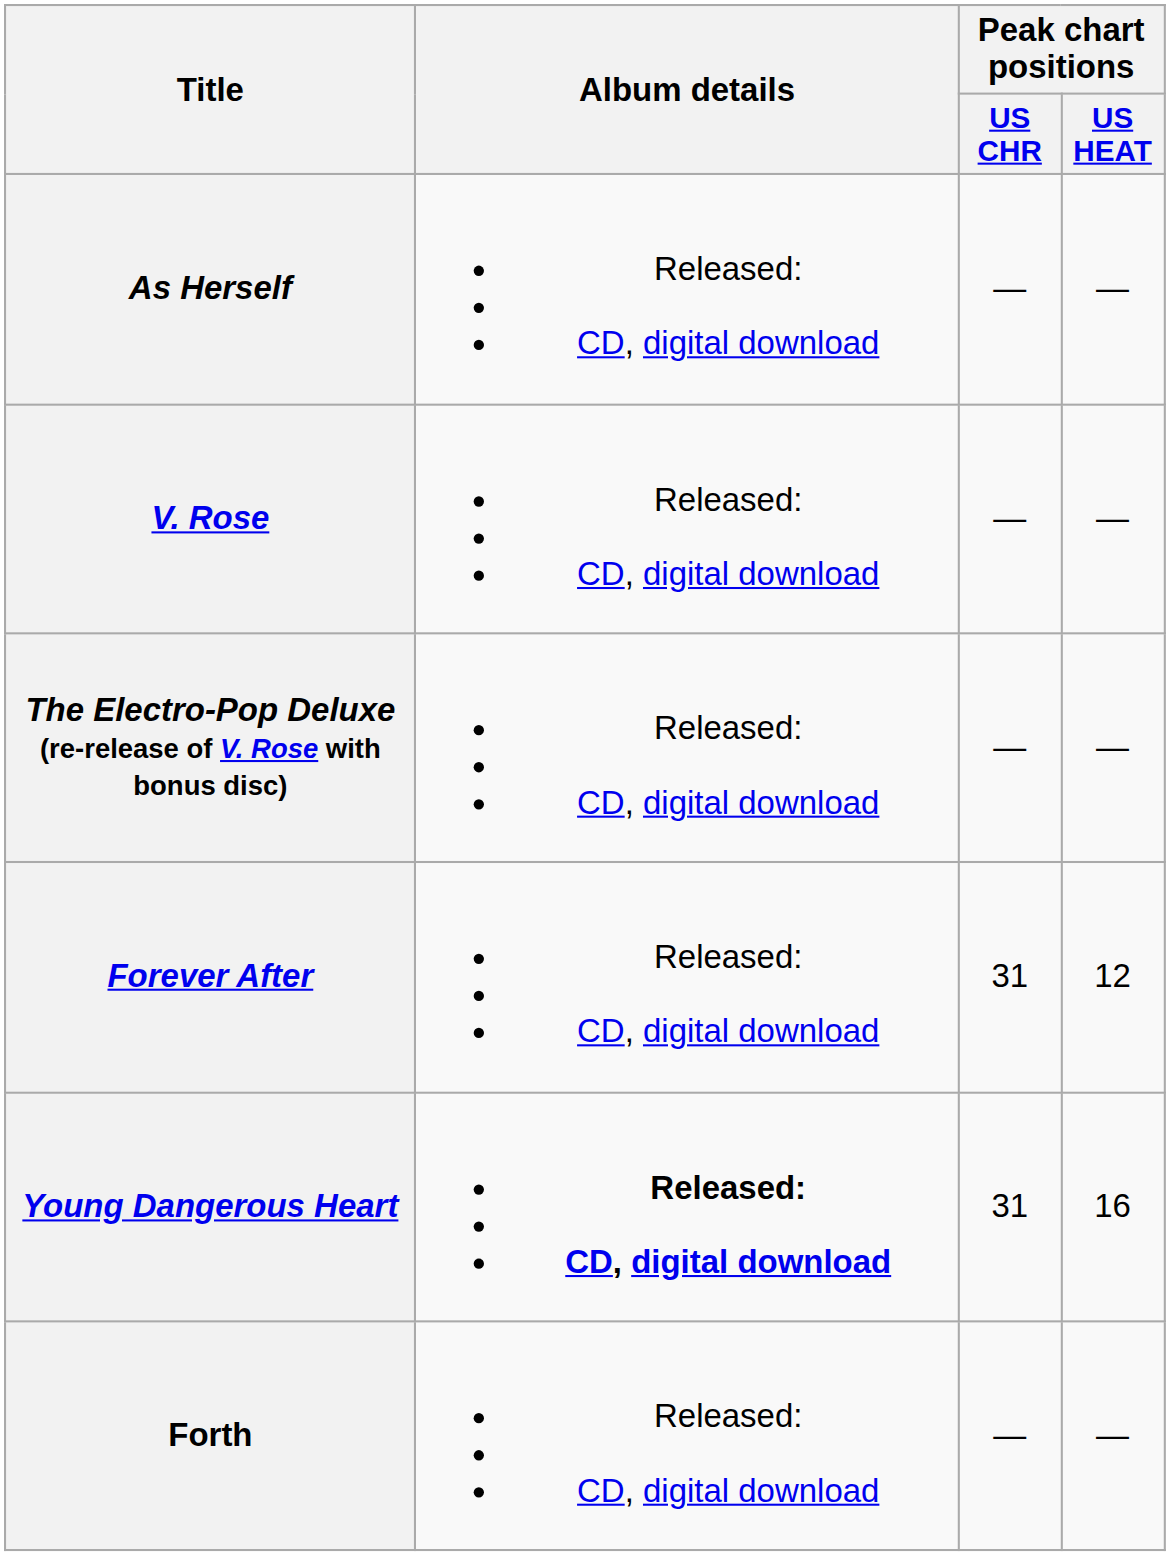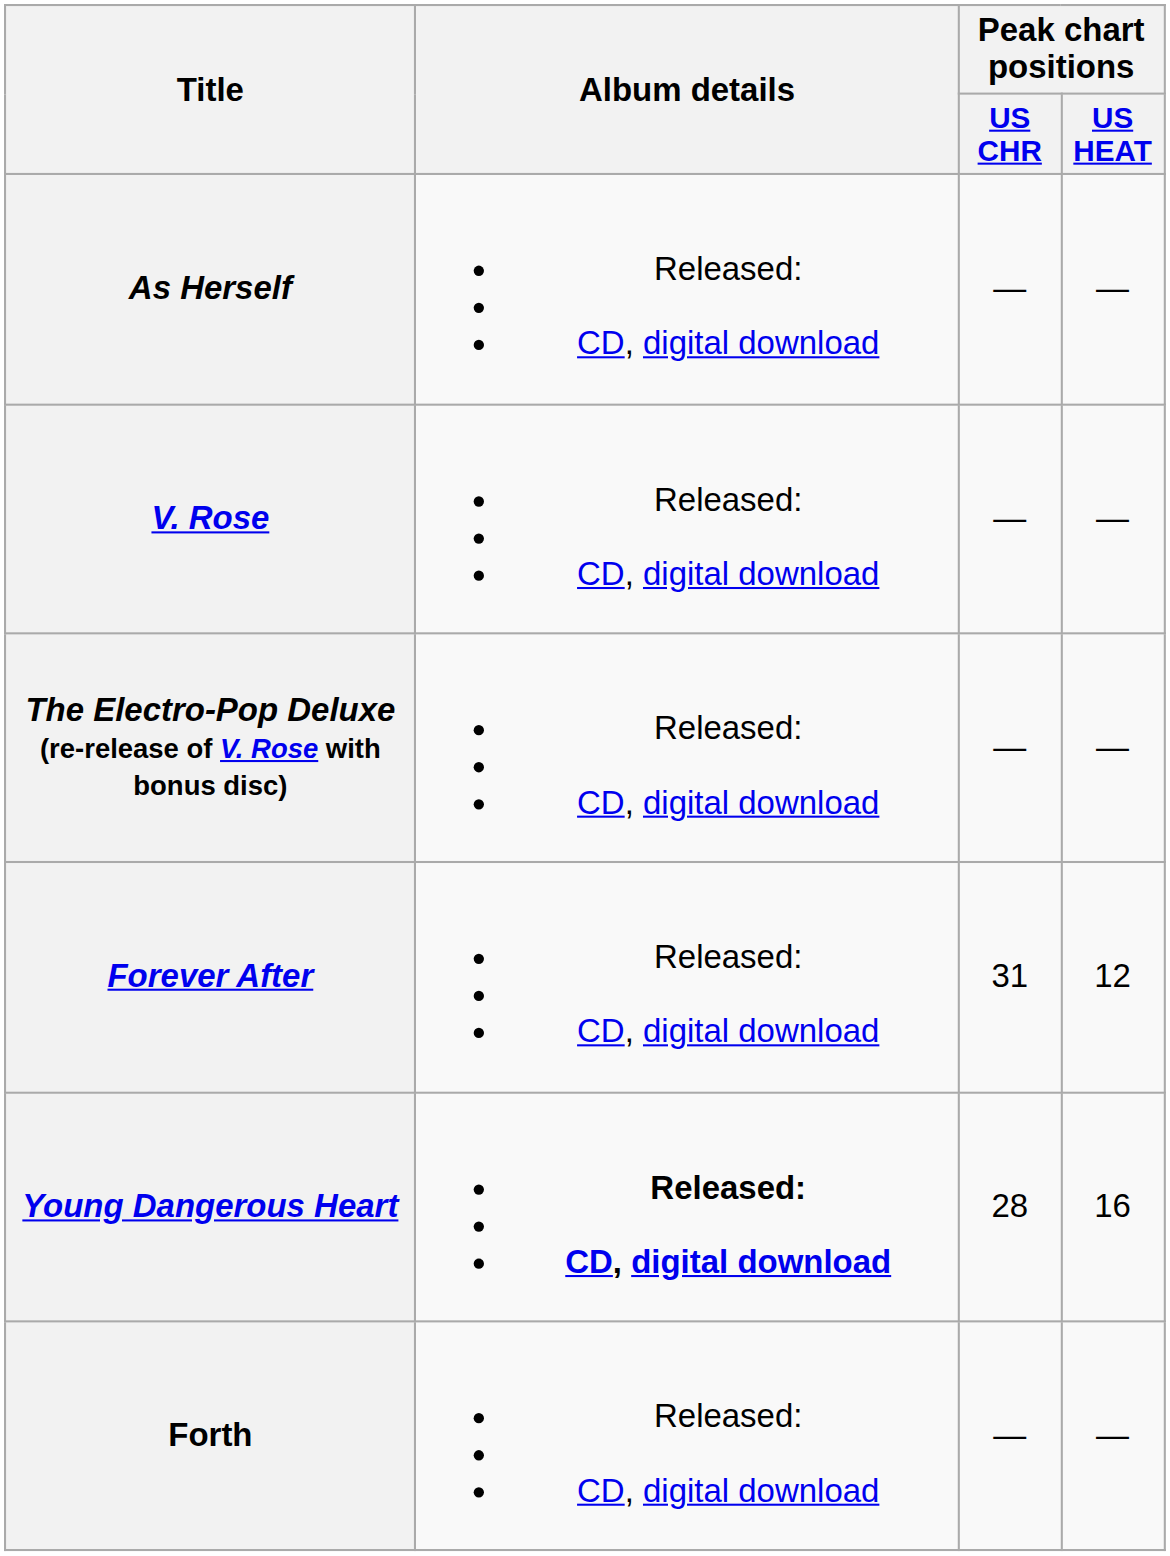(1010, 1206) 31 -> (1010, 1206) 28
